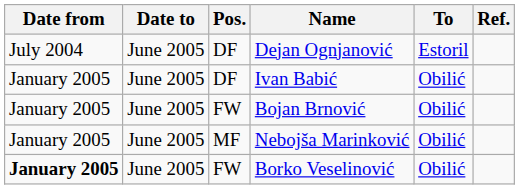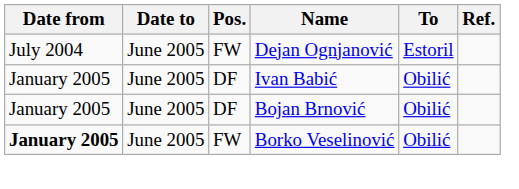(225, 49) DF -> (227, 49) FW
(227, 109) FW -> (225, 109) DF
- row: (332, 139)
